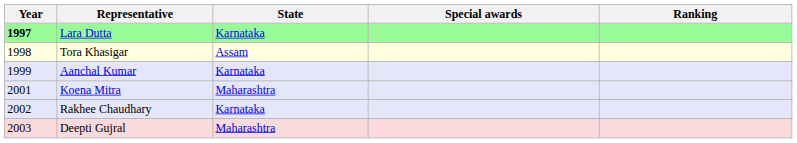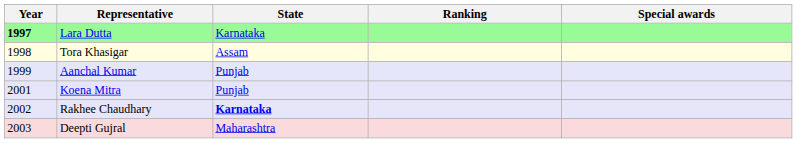columns swapped: (695, 14) <-> (483, 14)
(240, 71) Karnataka -> (232, 71) Punjab
(245, 90) Maharashtra -> (232, 90) Punjab
(240, 109) normal -> (243, 109) bold
